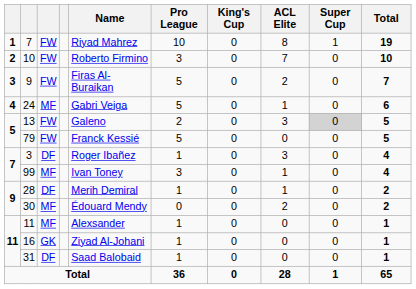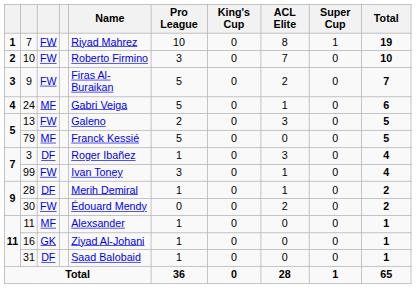(335, 122) lightgrey background -> (335, 122) no background
(48, 139) FW -> (48, 139) MF
(48, 173) MF -> (48, 173) FW
(48, 207) MF -> (48, 207) FW
